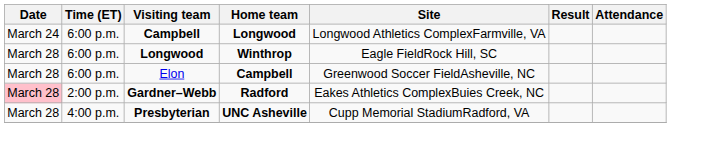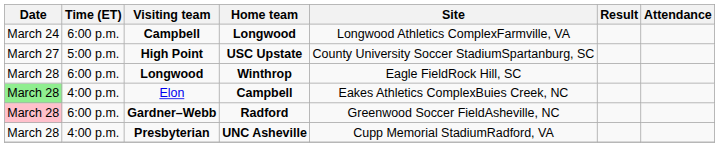+ row: (172, 54)
(33, 74) no background -> (33, 93) lightgreen background
(93, 74) 6:00 p.m. -> (93, 93) 4:00 p.m.
(429, 74) Greenwood Soccer FieldAsheville, NC -> (453, 93) Eakes Athletics ComplexBuies Creek, NC
(93, 93) 2:00 p.m. -> (93, 113) 6:00 p.m.
(429, 93) Eakes Athletics ComplexBuies Creek, NC -> (453, 113) Greenwood Soccer FieldAsheville, NC
